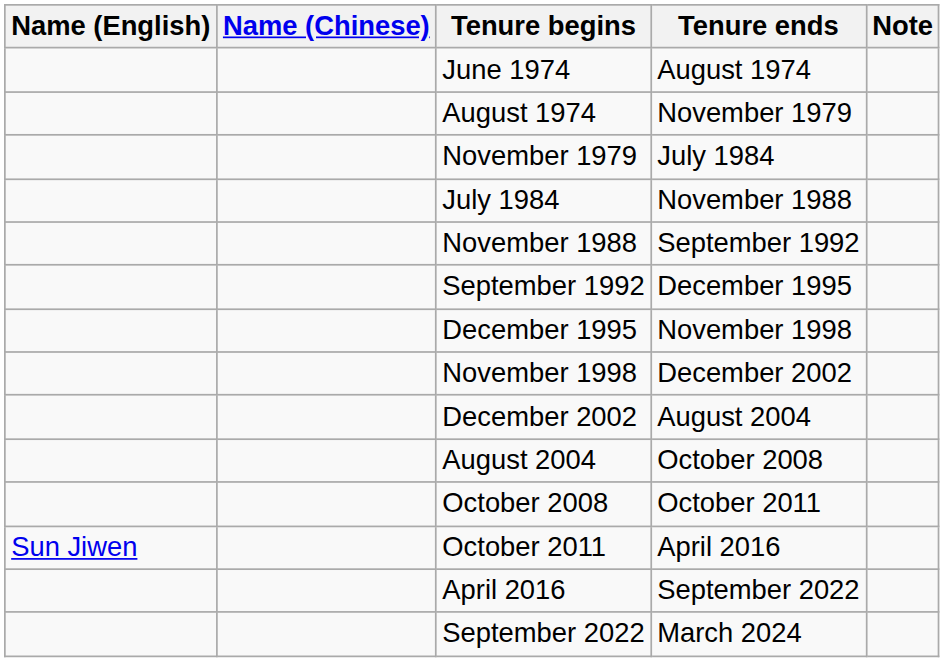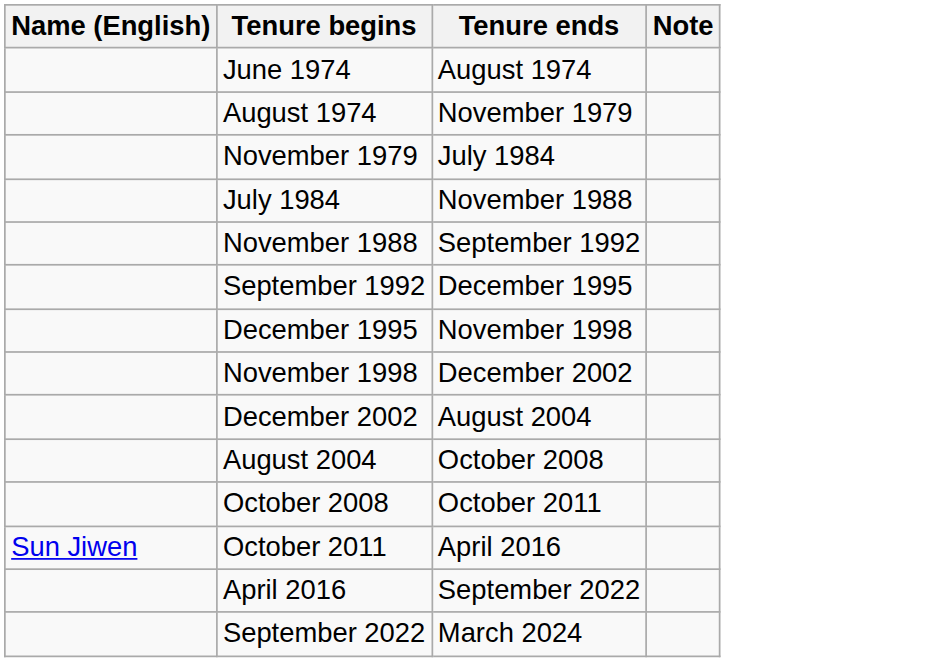- column: (326, 26)
